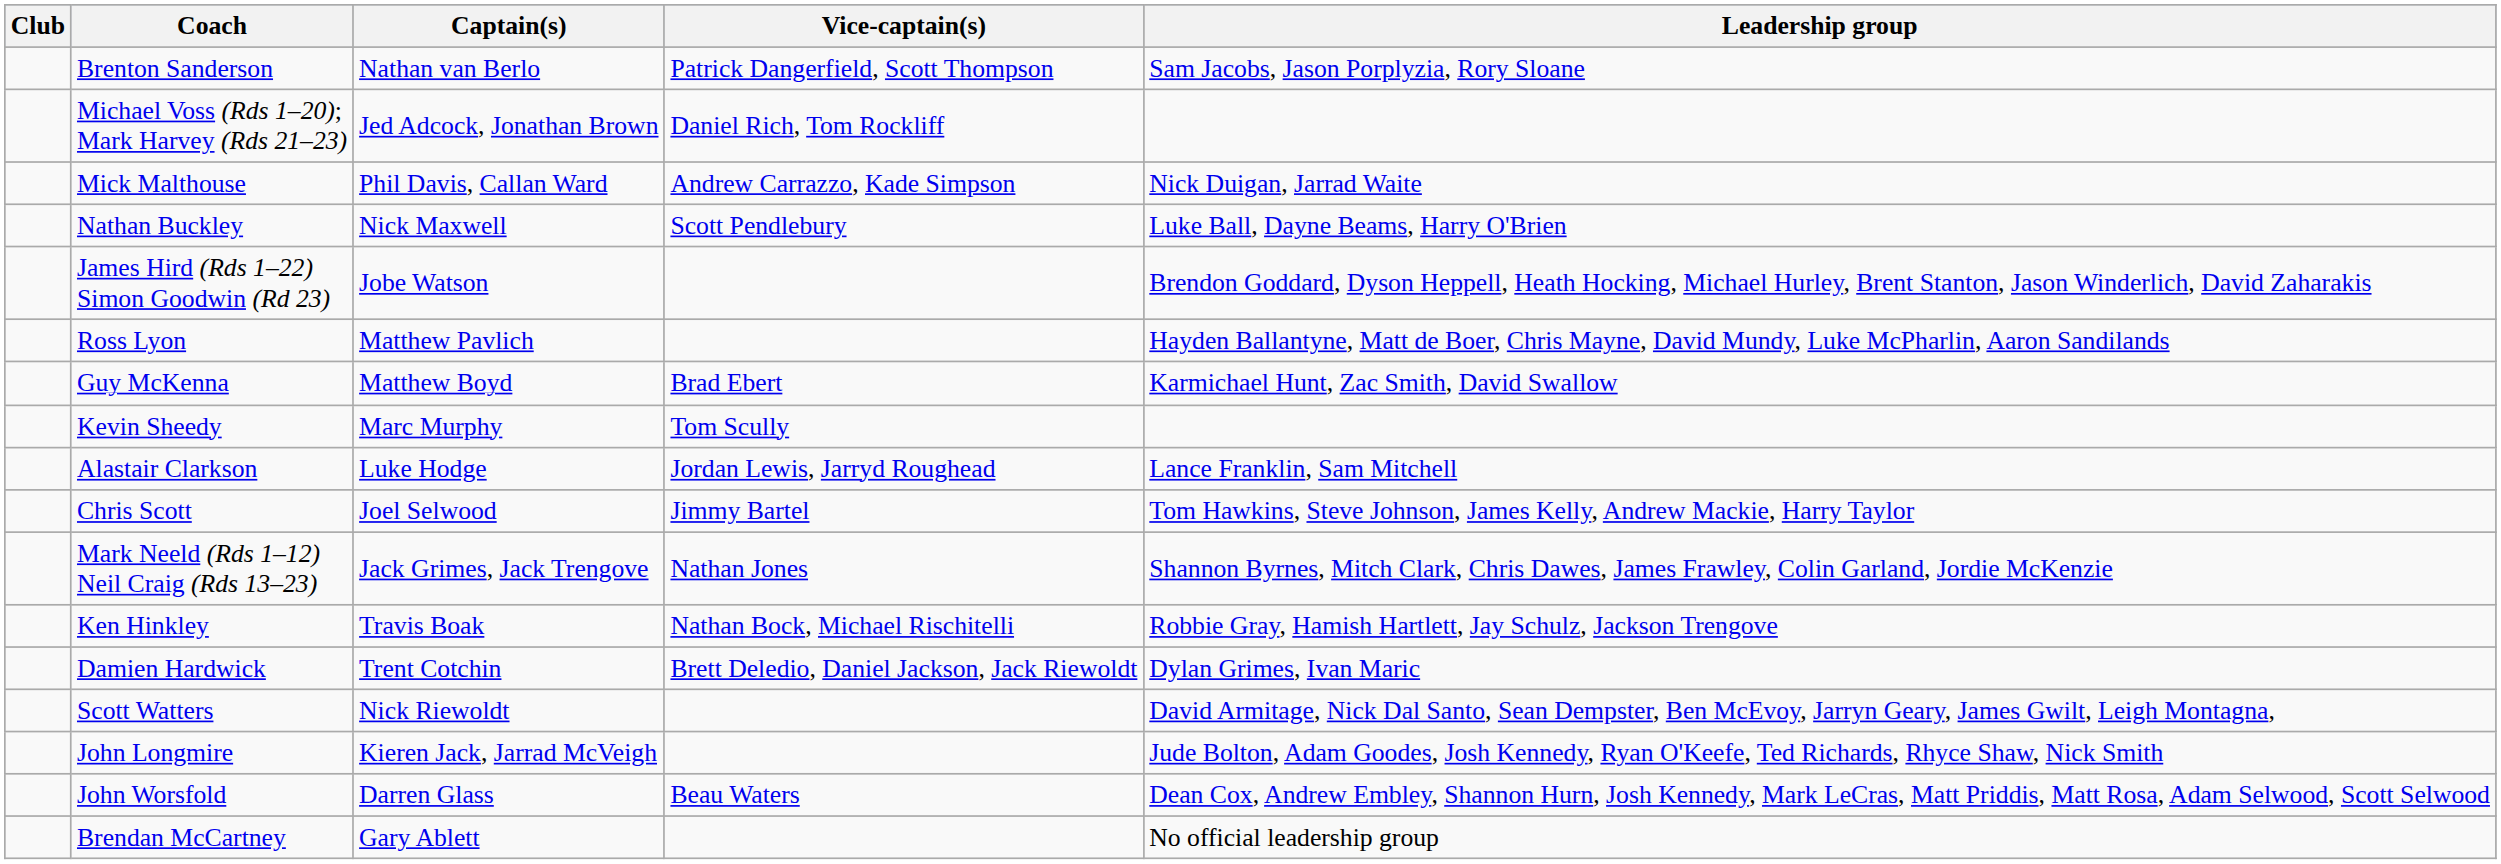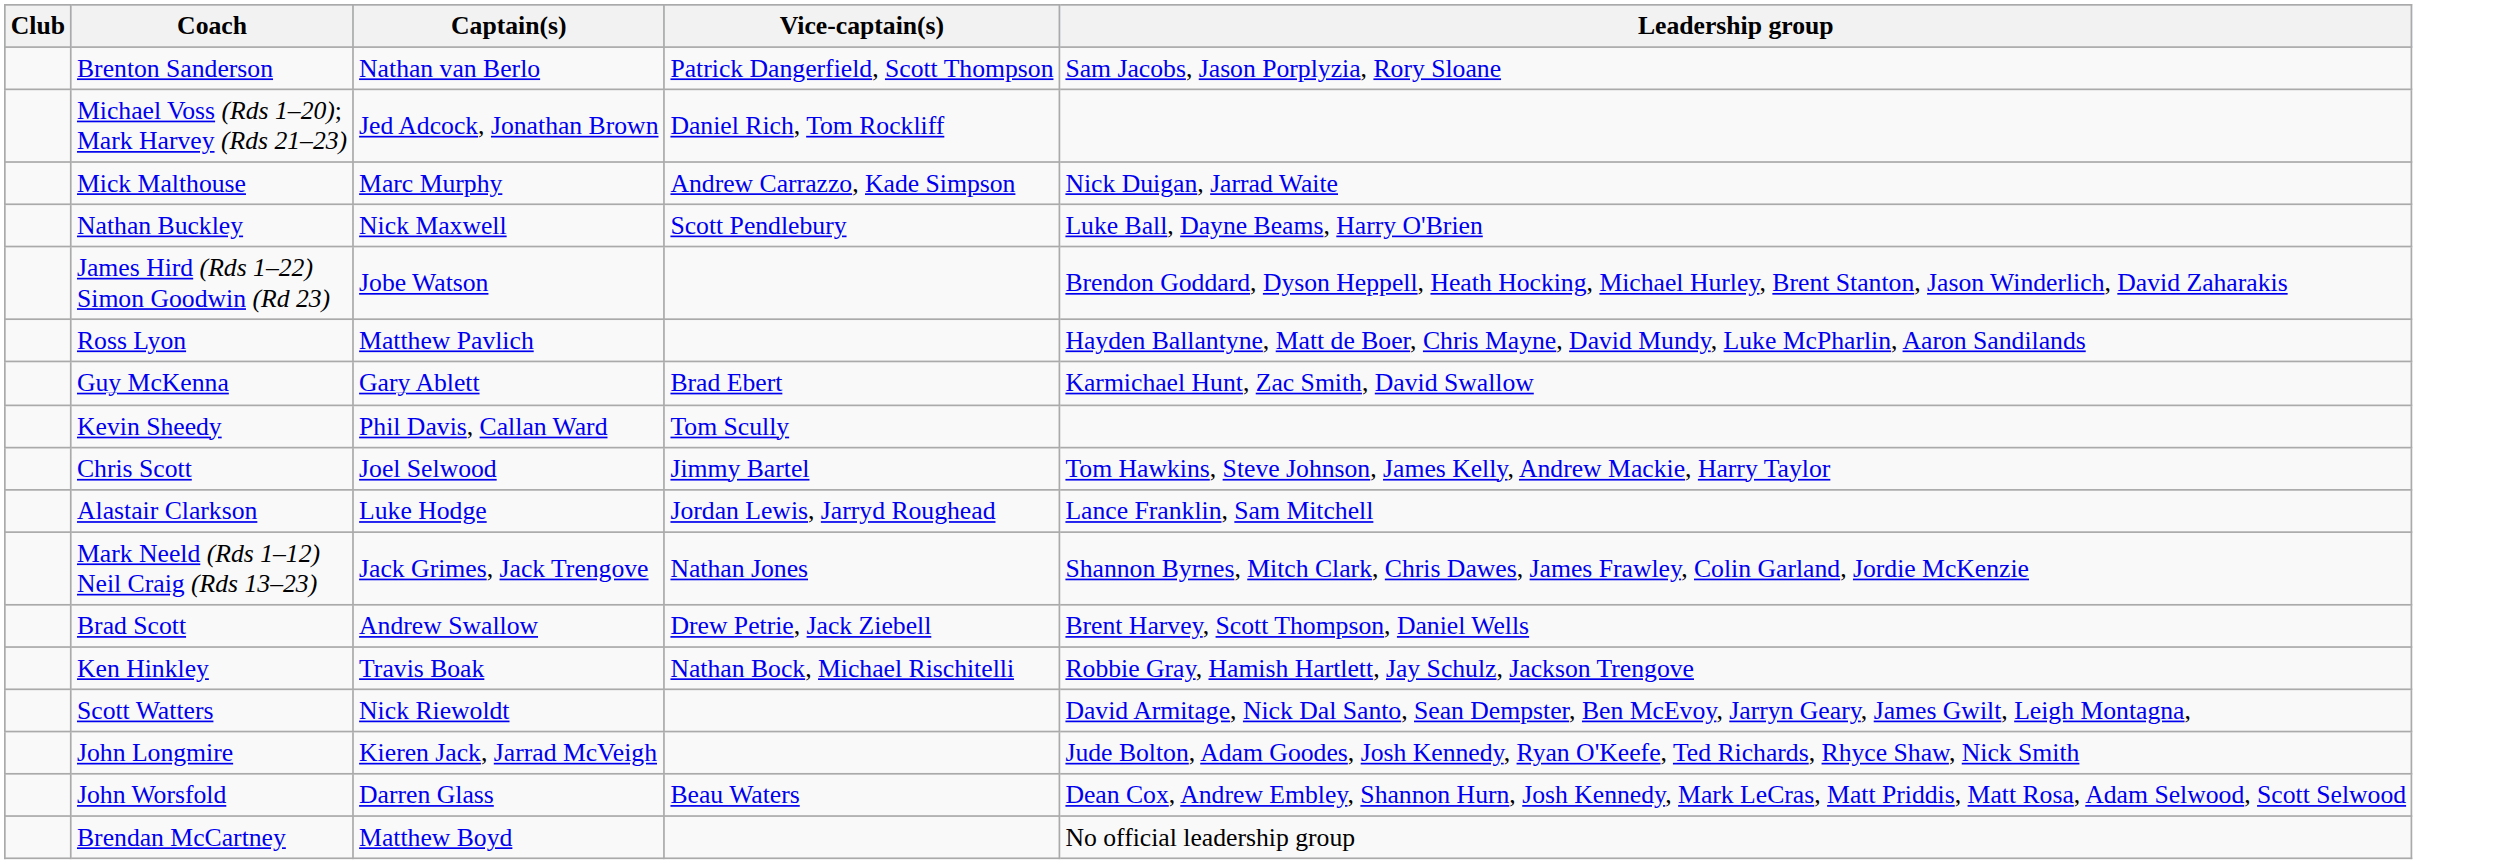(483, 183) Phil Davis, Callan Ward -> (431, 183) Marc Murphy
(436, 383) Matthew Boyd -> (419, 383) Gary Ablett
(431, 425) Marc Murphy -> (483, 425) Phil Davis, Callan Ward
rows swapped: (134, 510) <-> (167, 467)
+ row: (132, 625)
- row: (171, 667)
(419, 837) Gary Ablett -> (436, 837) Matthew Boyd
